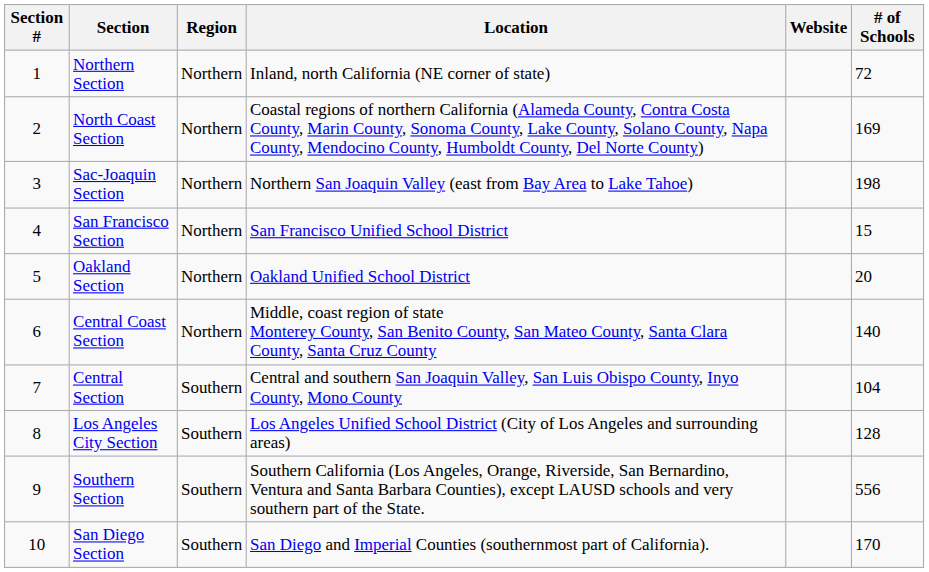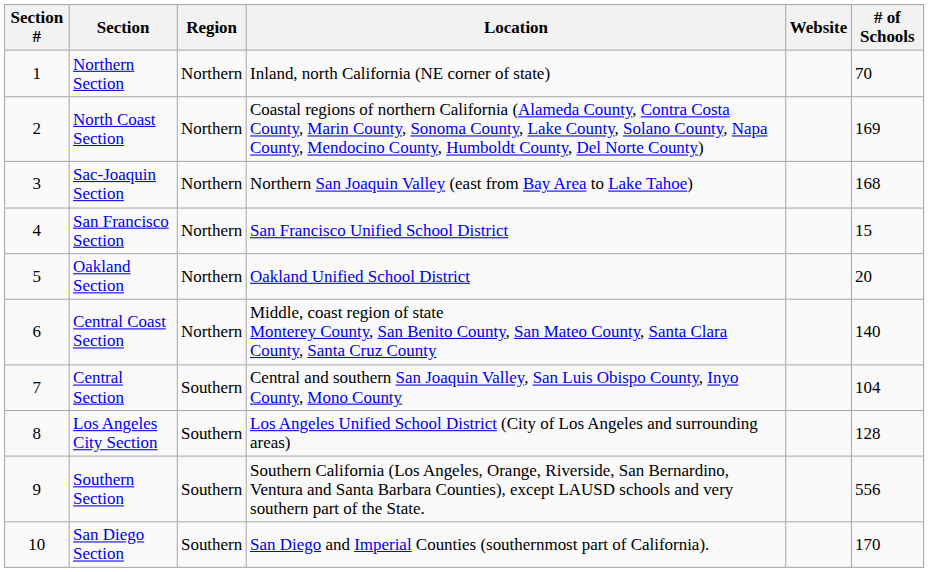(864, 73) 72 -> (864, 73) 70
(868, 184) 198 -> (868, 184) 168
